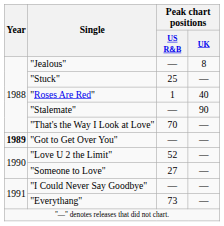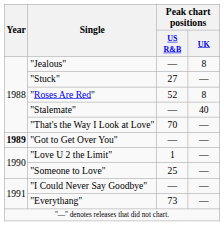(172, 79) 25 -> (172, 79) 27
(172, 94) 1 -> (172, 94) 52
(204, 94) 40 -> (204, 94) 8
(204, 109) 90 -> (204, 109) 40
(172, 155) 52 -> (172, 155) 1
(172, 170) 27 -> (172, 170) 25
